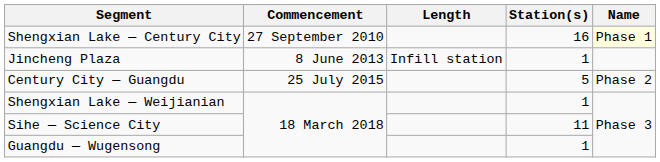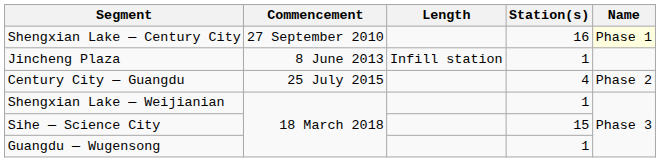(585, 81) 5 -> (585, 81) 4
(581, 125) 11 -> (581, 125) 15
